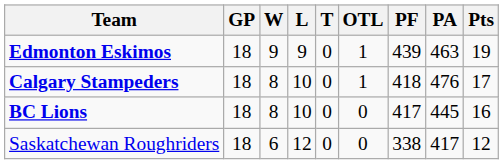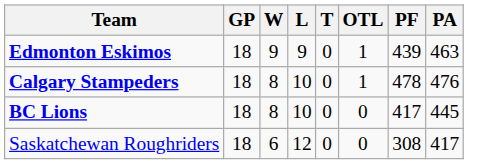- column: (481, 20)
(407, 81) 418 -> (407, 81) 478
(407, 143) 338 -> (407, 143) 308
